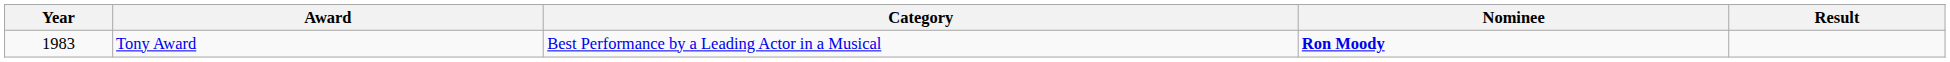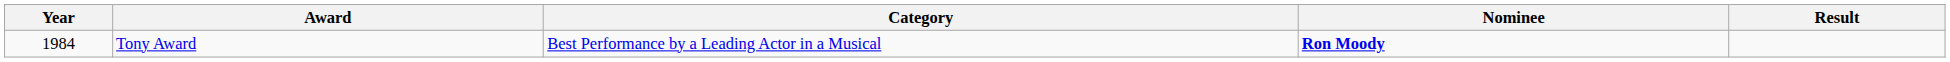(58, 43) 1983 -> (58, 43) 1984
